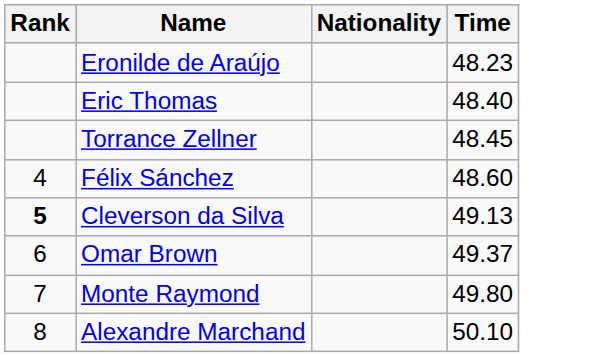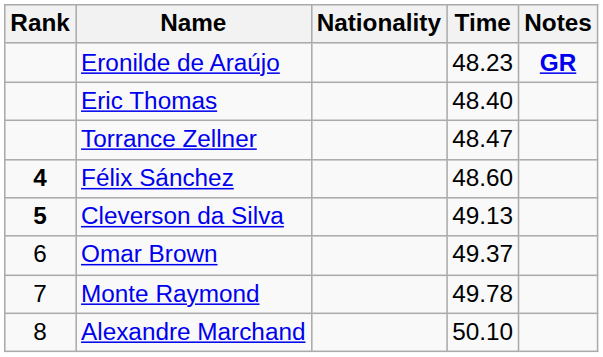+ column: (558, 23)
(483, 139) 48.45 -> (483, 139) 48.47
(40, 178) normal -> (40, 178) bold
(483, 293) 49.80 -> (483, 293) 49.78
